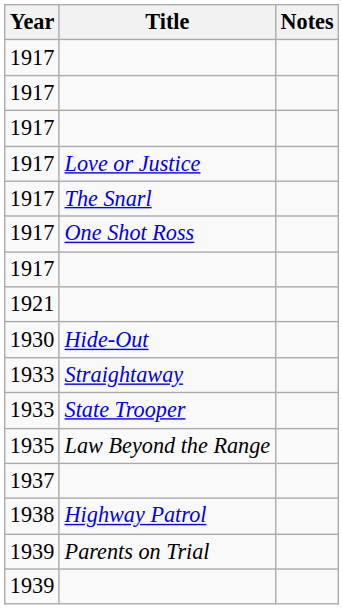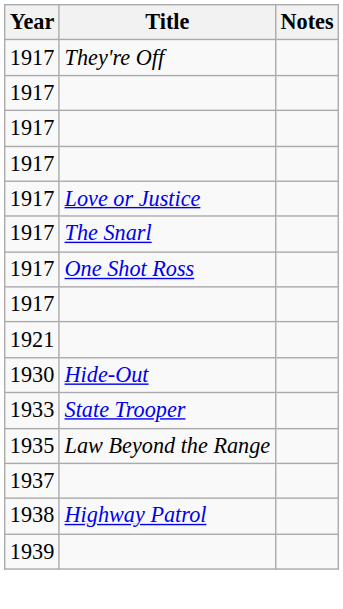+ row: (32, 57)
- row: (32, 374)
- row: (32, 551)
